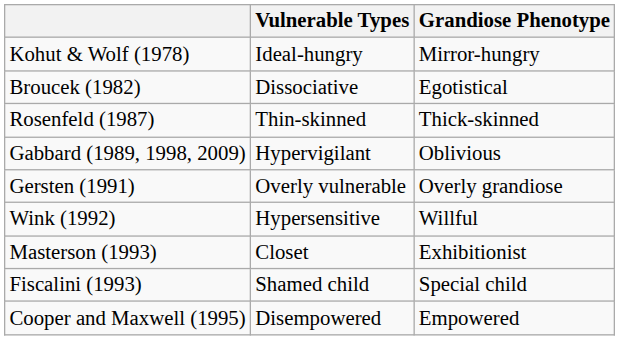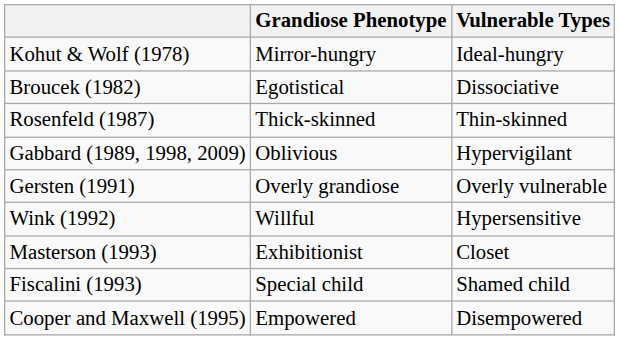columns swapped: (514, 20) <-> (332, 20)
